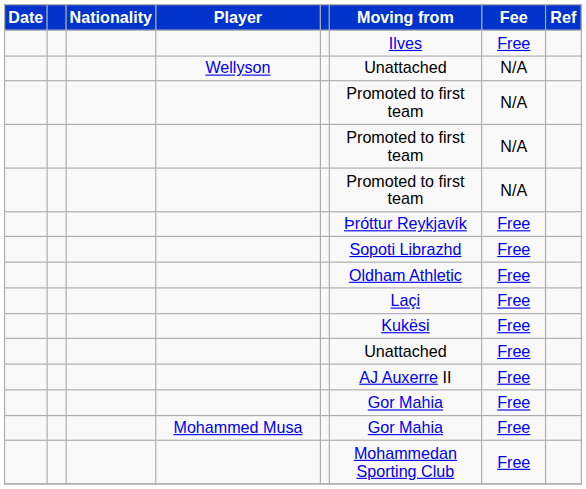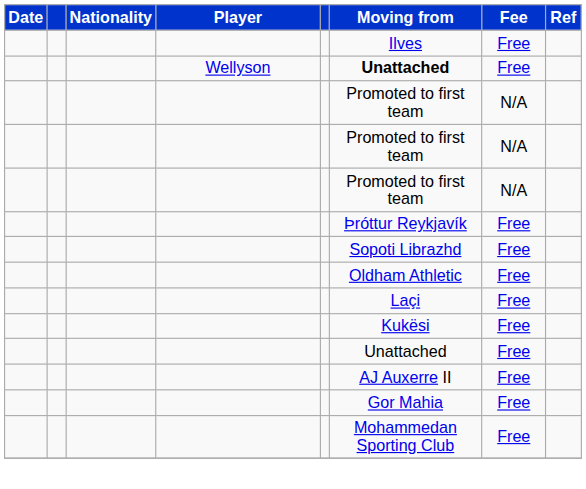(405, 69) normal -> (405, 69) bold
(514, 69) N/A -> (514, 69) Free
- row: (26, 428)
